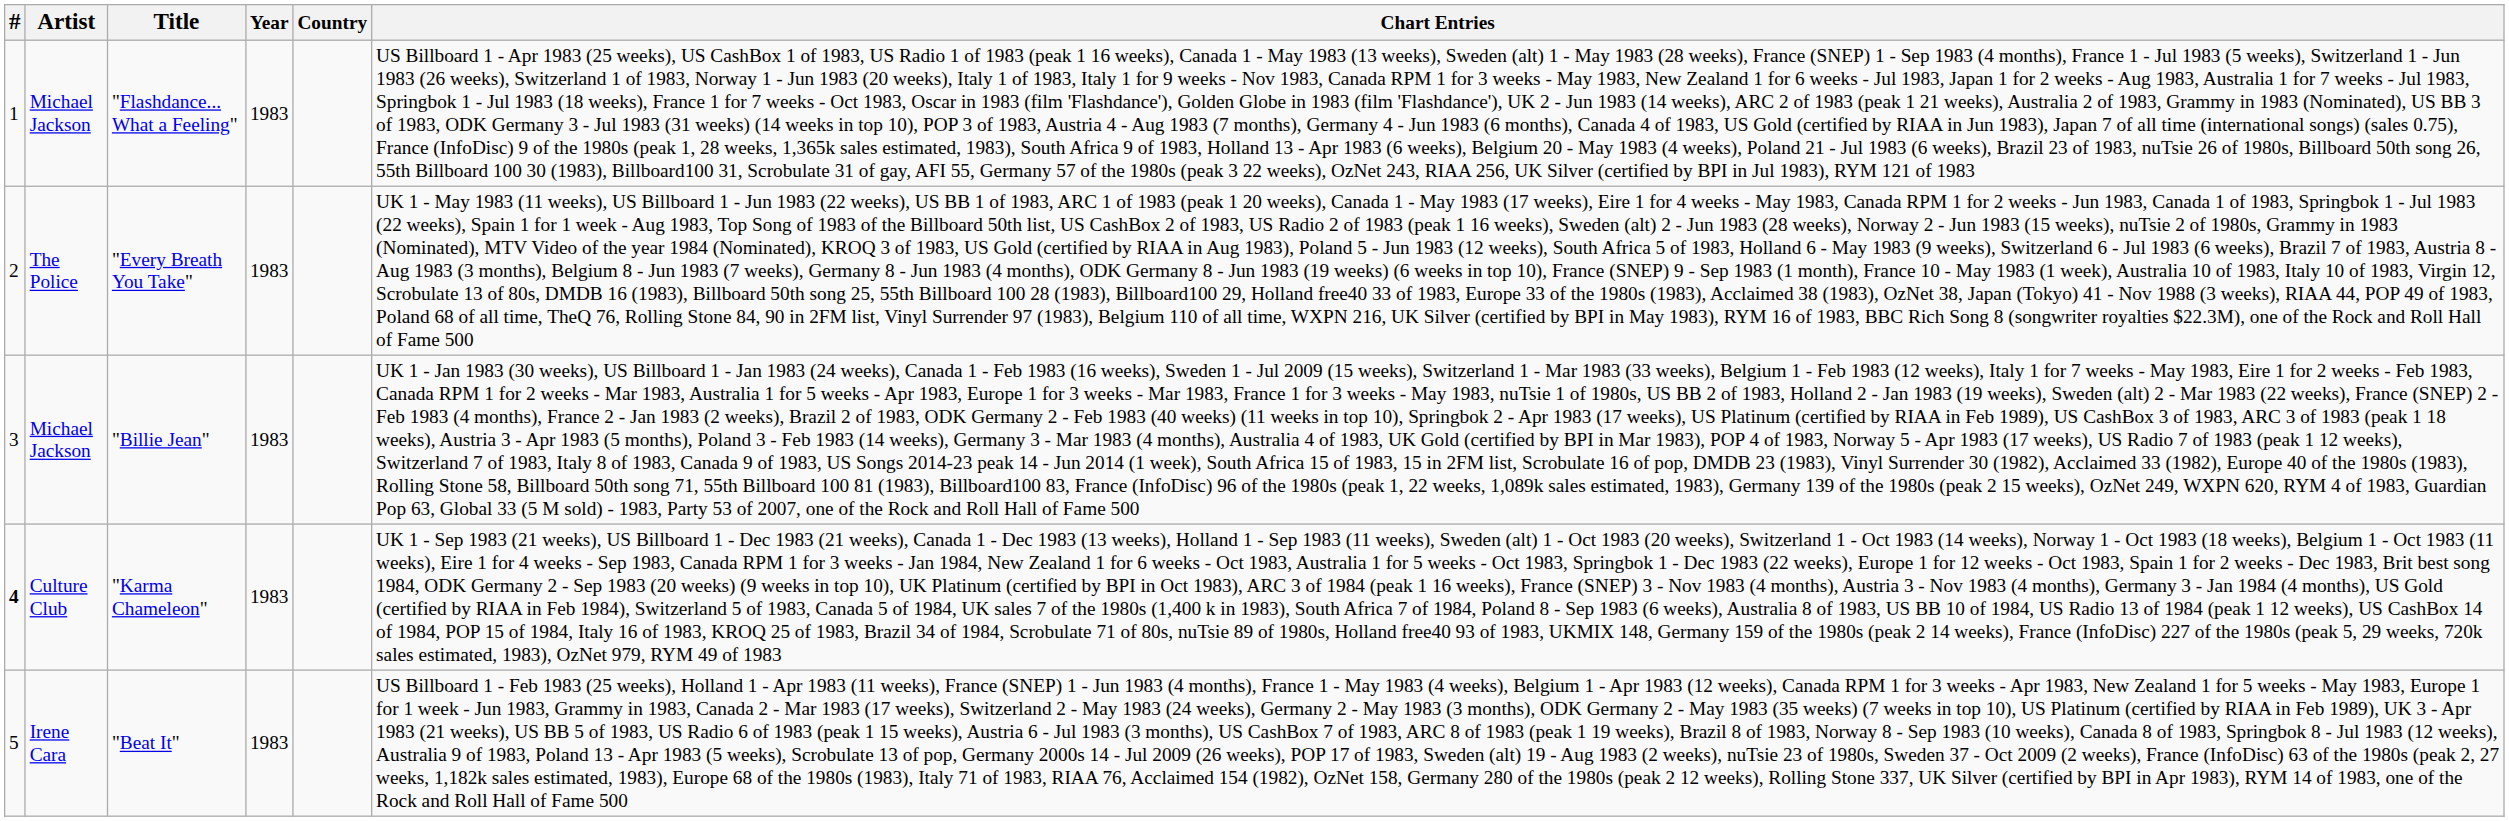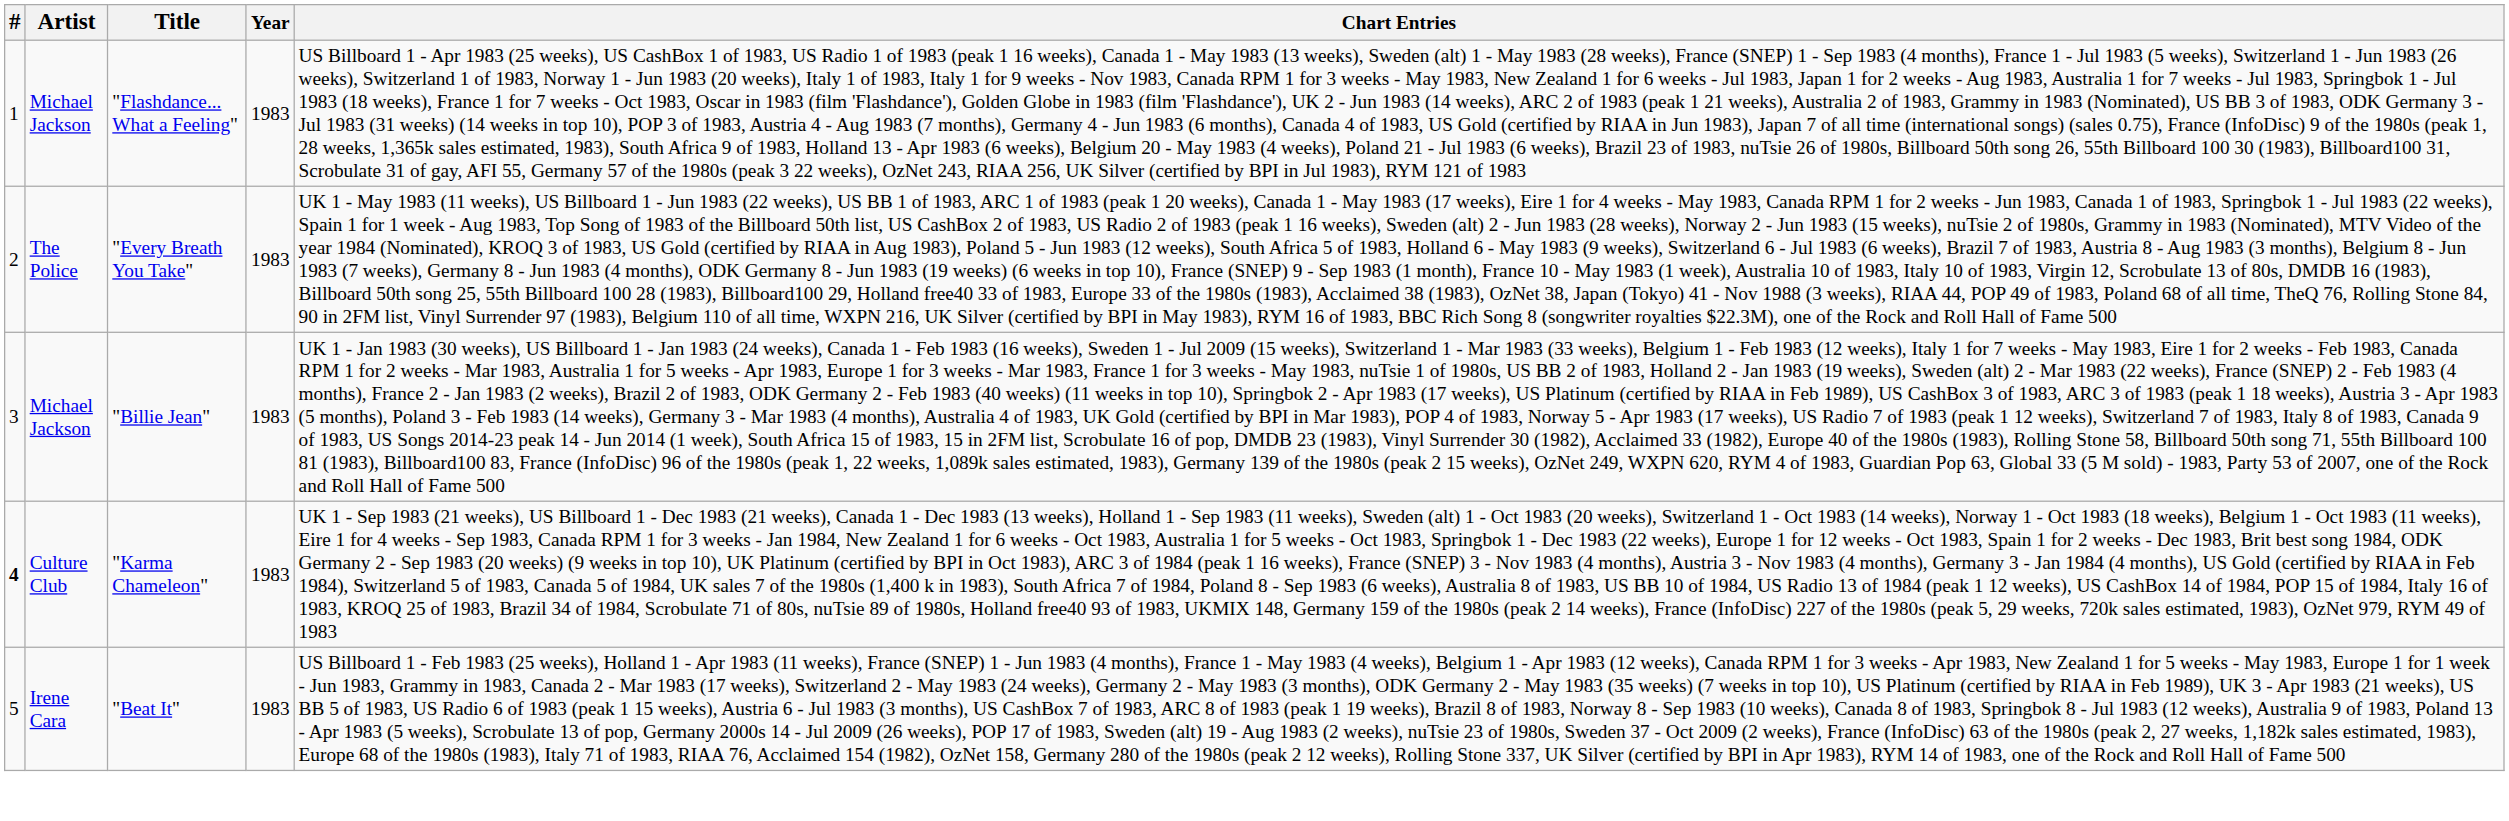- column: (332, 22)
